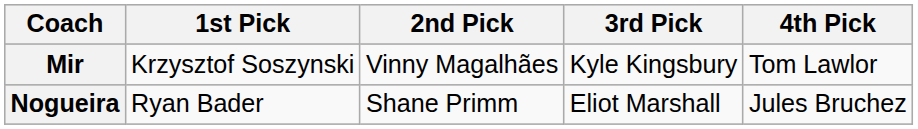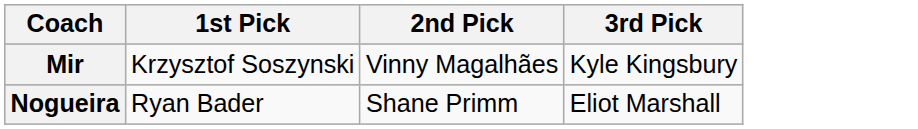- column: (828, 24)
